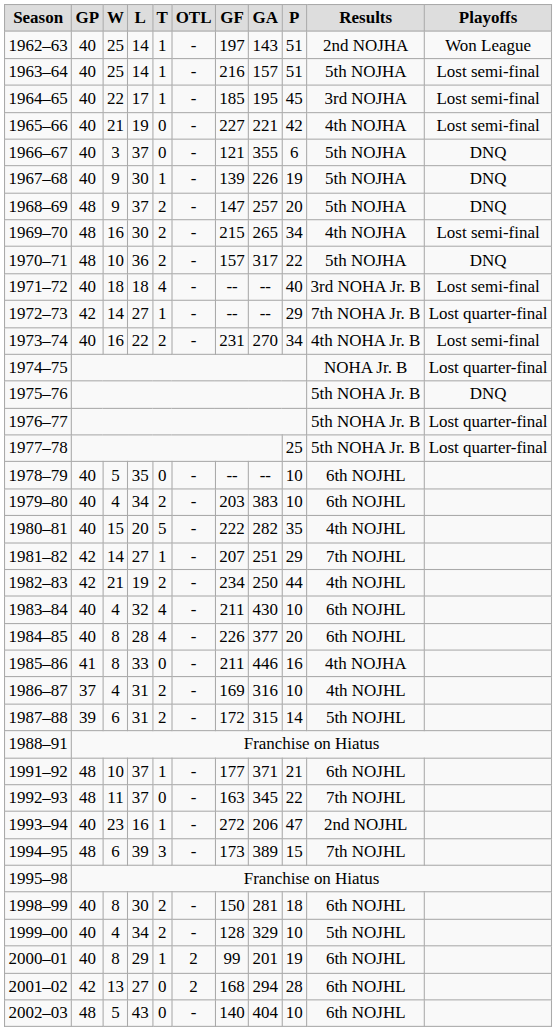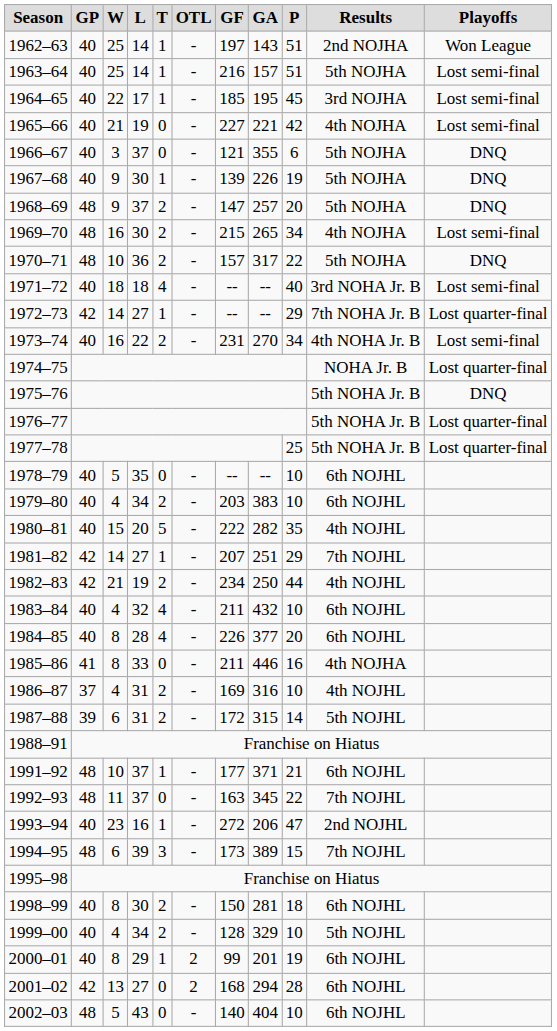(265, 609) 430 -> (265, 609) 432
